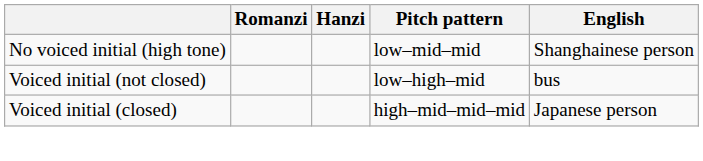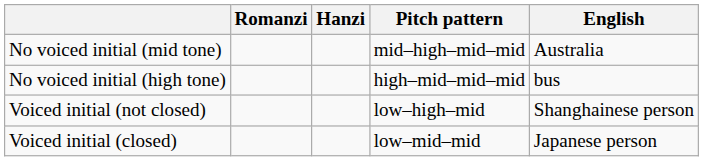+ row: (115, 49)
(427, 49) low–mid–mid -> (449, 79) high–mid–mid–mid
(614, 49) Shanghainese person -> (547, 79) bus
(547, 79) bus -> (614, 110) Shanghainese person
(449, 110) high–mid–mid–mid -> (427, 140) low–mid–mid
